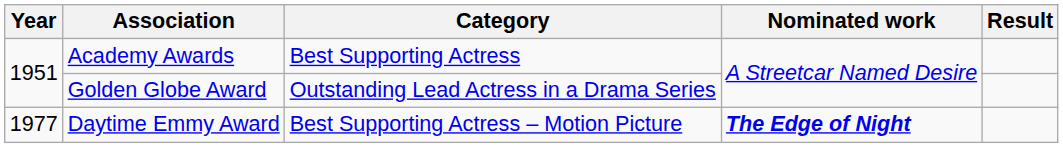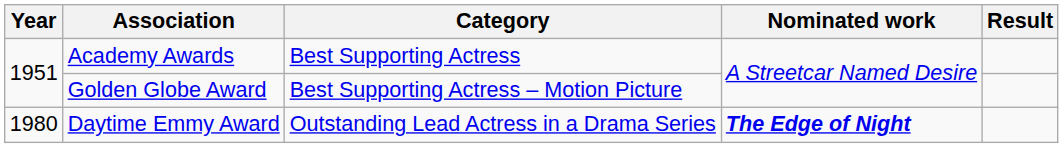(503, 90) Outstanding Lead Actress in a Drama Series -> (486, 90) Best Supporting Actress – Motion Picture
(34, 124) 1977 -> (34, 124) 1980
(486, 124) Best Supporting Actress – Motion Picture -> (503, 124) Outstanding Lead Actress in a Drama Series
